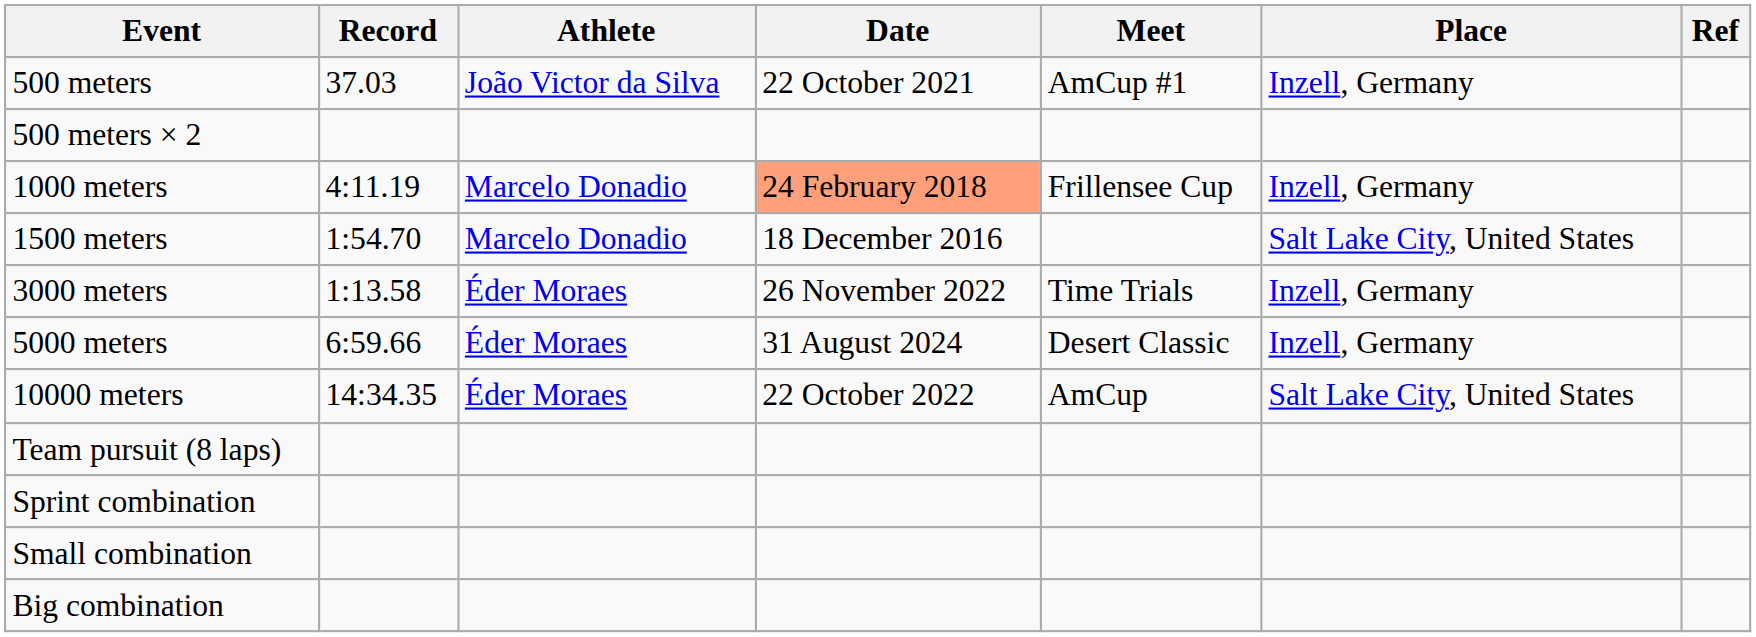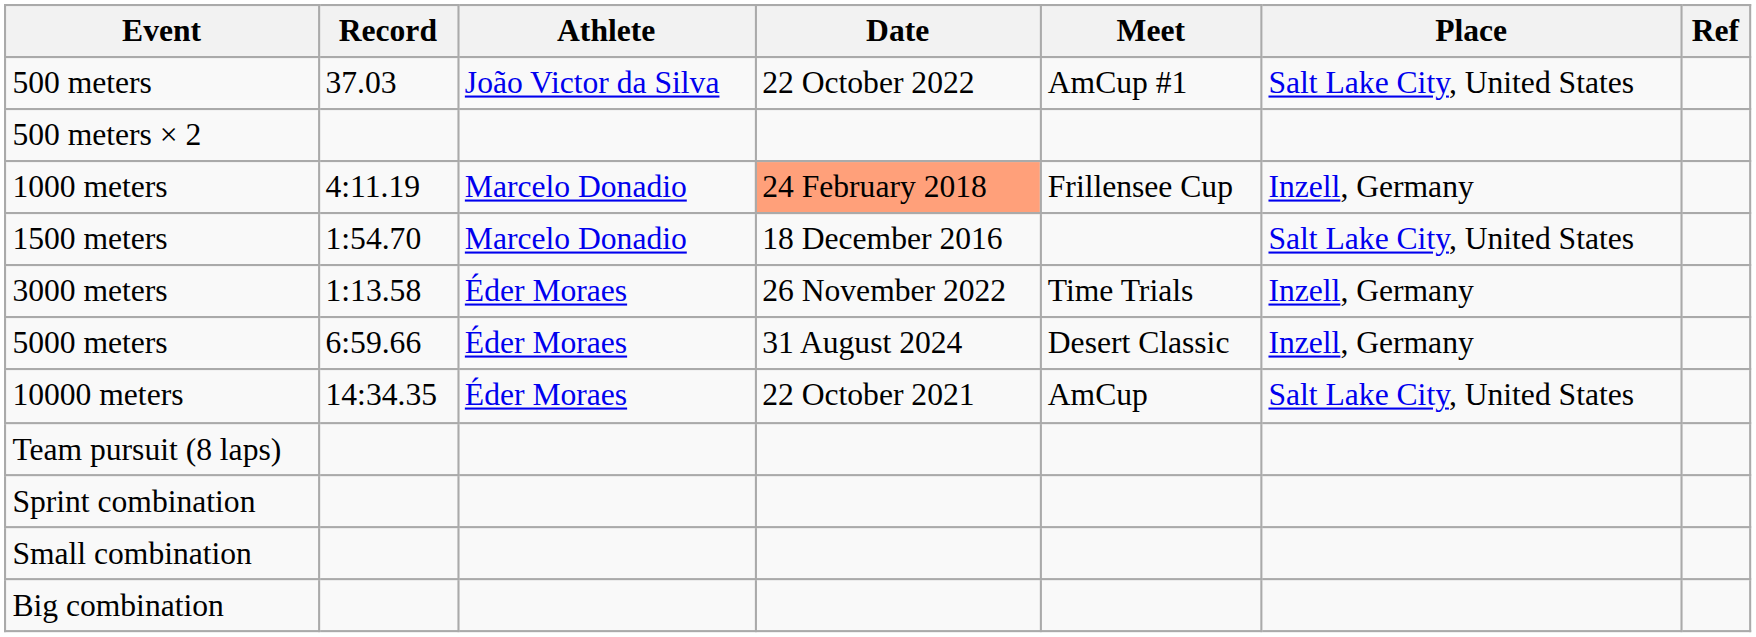(868, 82) 22 October 2021 -> (868, 82) 22 October 2022
(1371, 82) Inzell, Germany -> (1451, 82) Salt Lake City, United States
(868, 395) 22 October 2022 -> (868, 395) 22 October 2021
